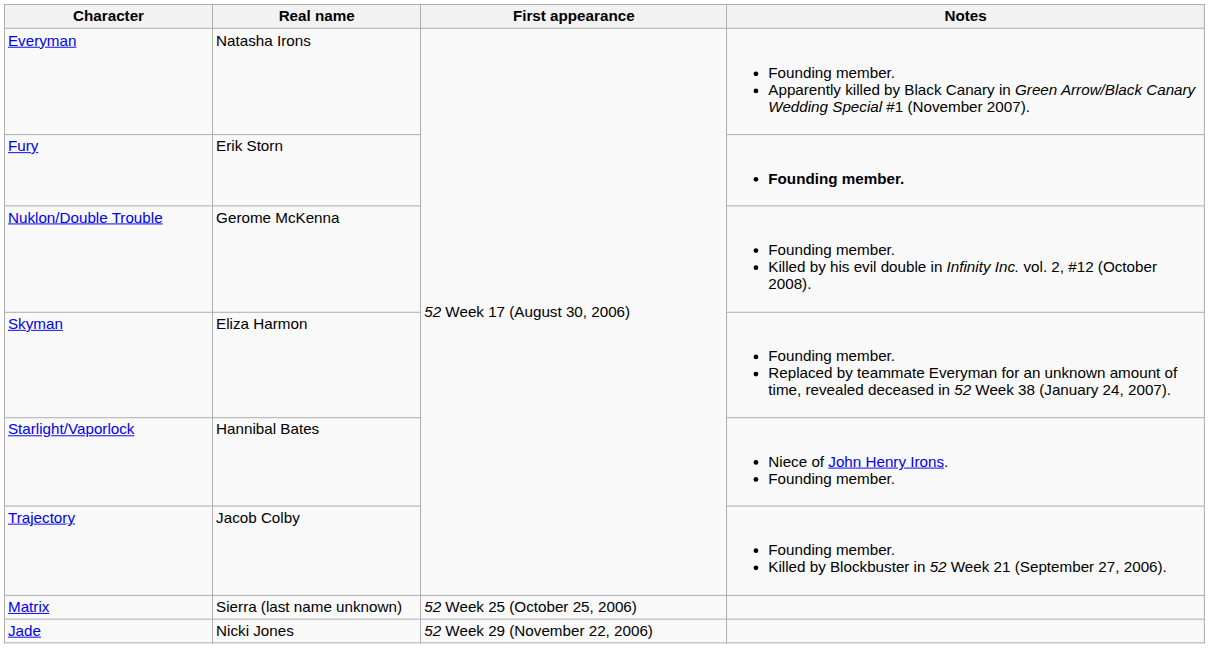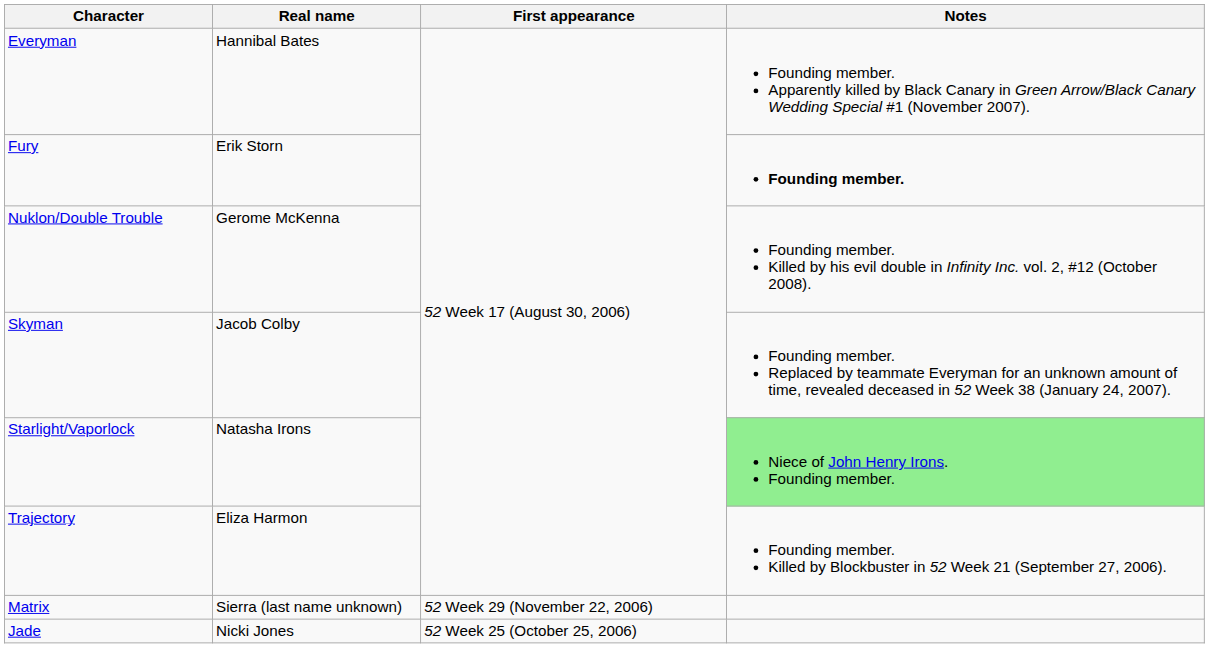(263, 40) Natasha Irons -> (268, 40) Hannibal Bates
(262, 323) Eliza Harmon -> (258, 323) Jacob Colby
(268, 429) Hannibal Bates -> (263, 429) Natasha Irons
(966, 471) no background -> (966, 471) lightgreen background
(258, 518) Jacob Colby -> (262, 518) Eliza Harmon
(531, 607) 52 Week 25 (October 25, 2006) -> (539, 607) 52 Week 29 (November 22, 2006)
(539, 631) 52 Week 29 (November 22, 2006) -> (531, 631) 52 Week 25 (October 25, 2006)
